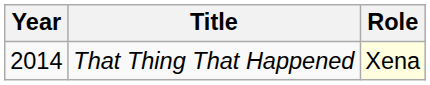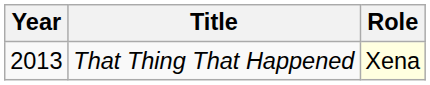(36, 60) 2014 -> (36, 60) 2013
